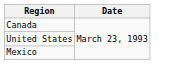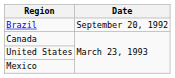+ row: (22, 25)
